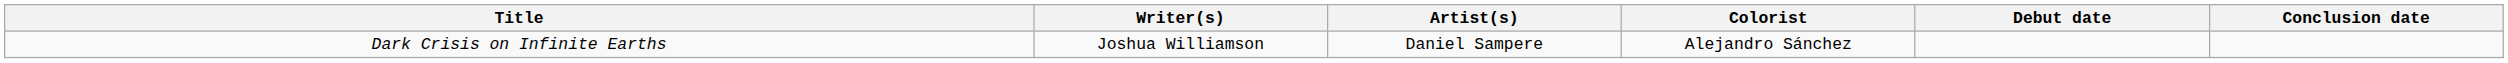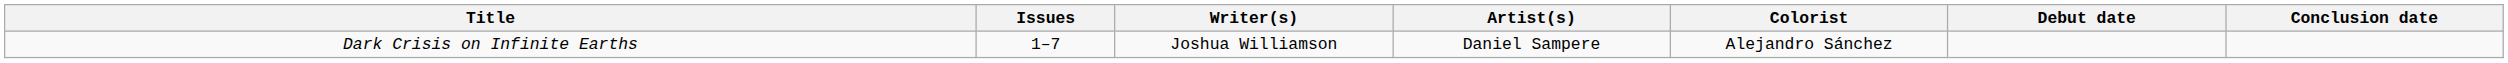+ column: (1046, 18)
